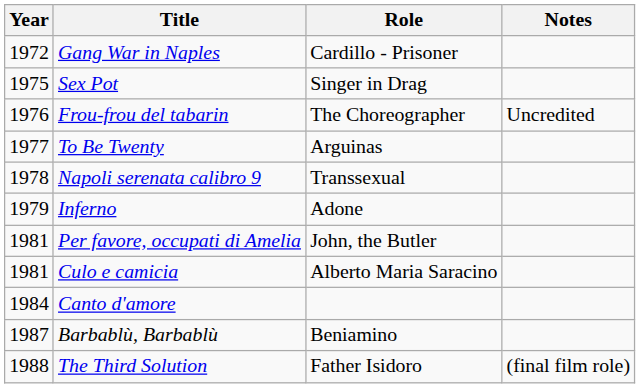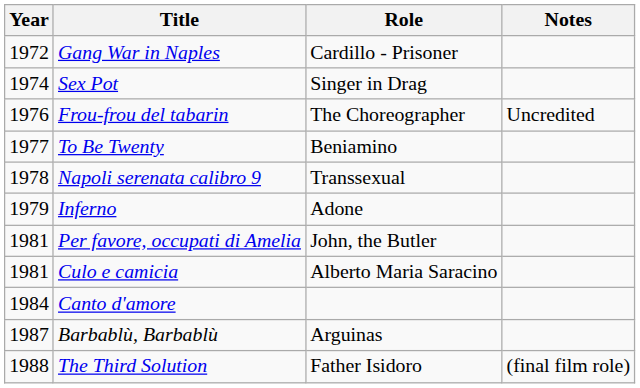(29, 83) 1975 -> (29, 83) 1974
(346, 146) Arguinas -> (354, 146) Beniamino
(354, 334) Beniamino -> (346, 334) Arguinas
